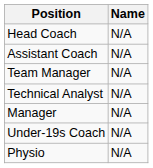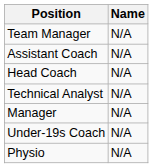rows swapped: (42, 34) <-> (49, 73)
